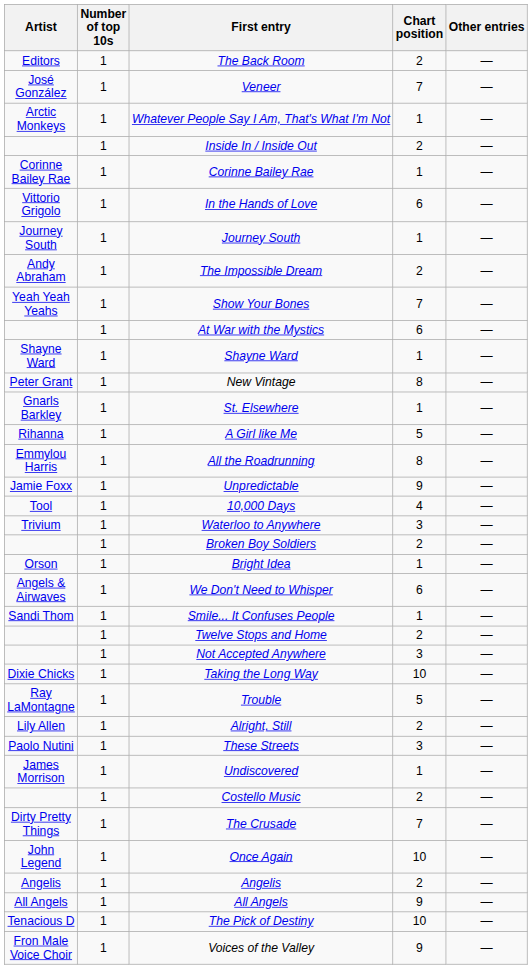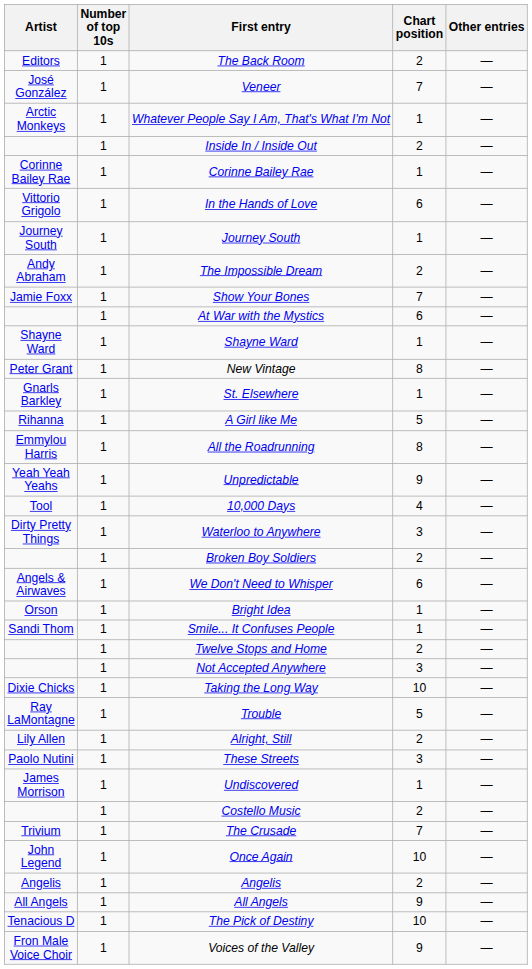(41, 303) Yeah Yeah Yeahs -> (41, 297) Jamie Foxx
(41, 486) Jamie Foxx -> (41, 480) Yeah Yeah Yeahs
(41, 525) Trivium -> (41, 532) Dirty Pretty Things
rows swapped: (261, 590) <-> (261, 564)
(41, 824) Dirty Pretty Things -> (41, 830) Trivium
